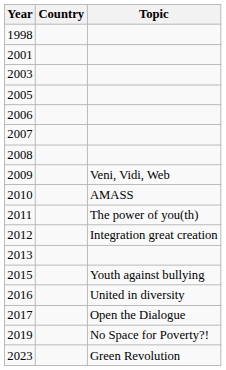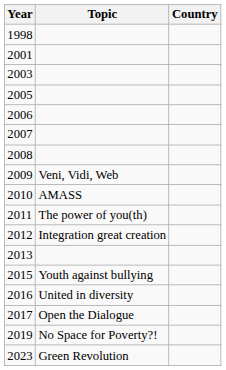columns swapped: (61, 14) <-> (154, 14)
